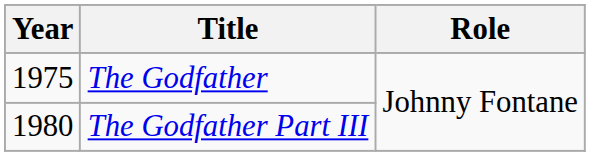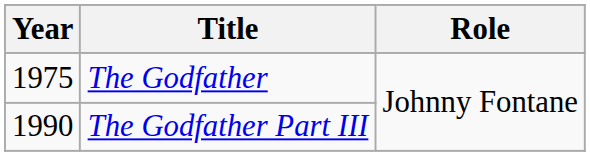(43, 126) 1980 -> (43, 126) 1990
